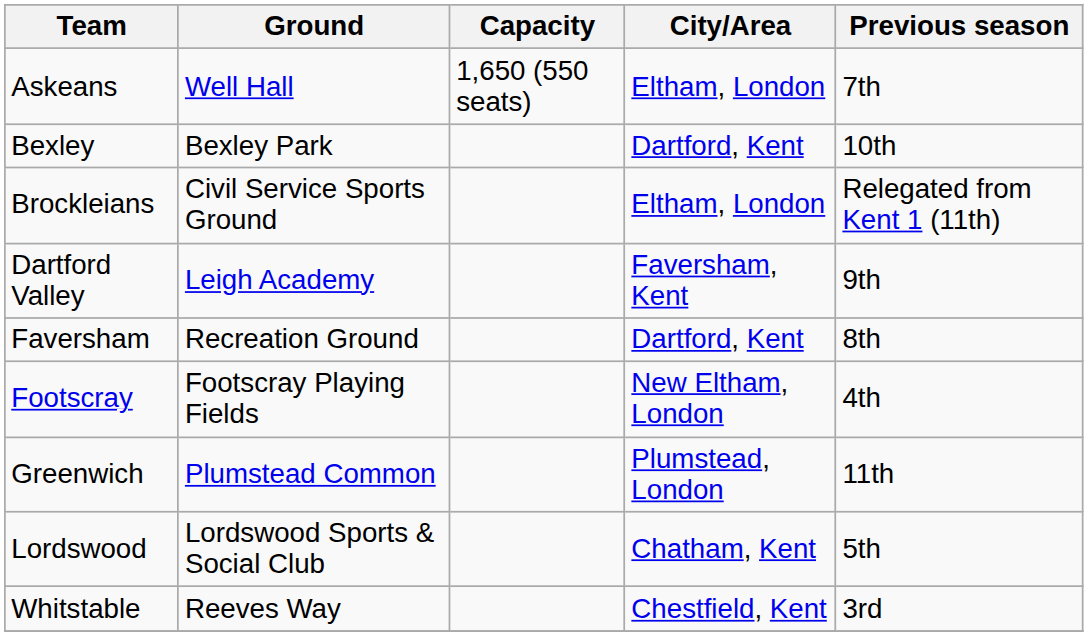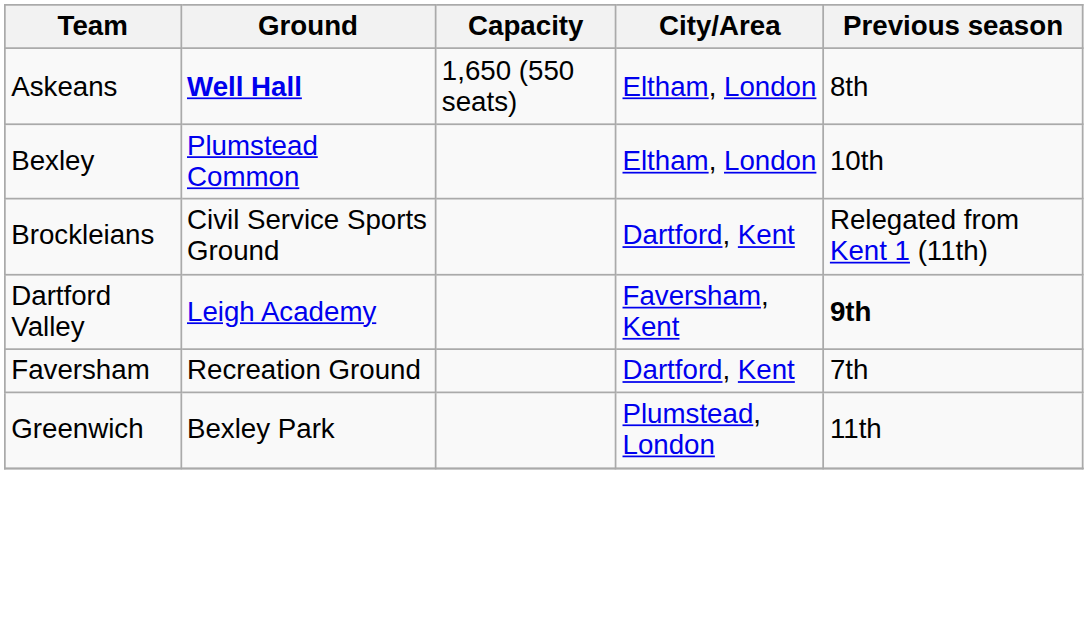(239, 85) normal -> (244, 85) bold
(862, 85) 7th -> (849, 85) 8th
(259, 145) Bexley Park -> (252, 160) Plumstead Common
(718, 145) Dartford, Kent -> (719, 160) Eltham, London
(728, 204) Eltham, London -> (709, 235) Dartford, Kent
(862, 279) normal -> (851, 311) bold
(862, 339) 8th -> (849, 370) 7th
- row: (72, 398)
(310, 473) Plumstead Common -> (261, 429) Bexley Park
- row: (79, 548)
- row: (76, 608)
